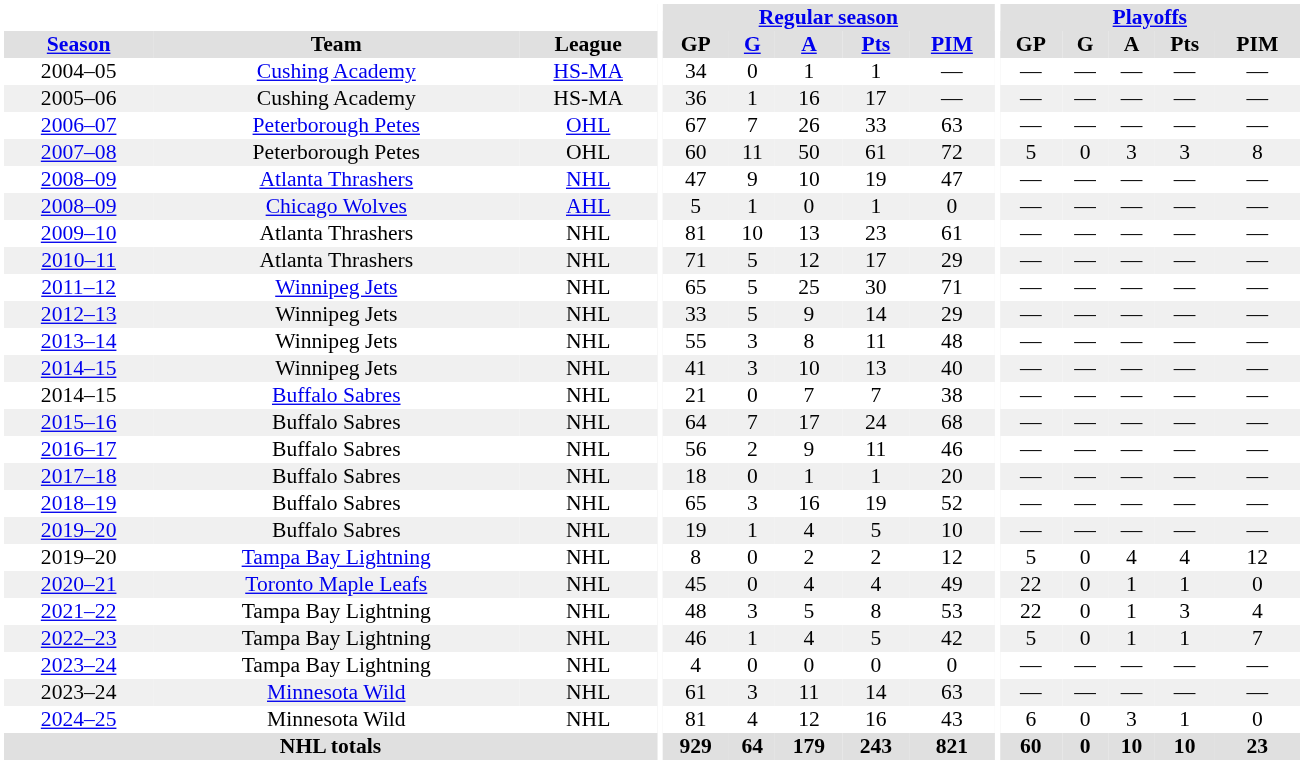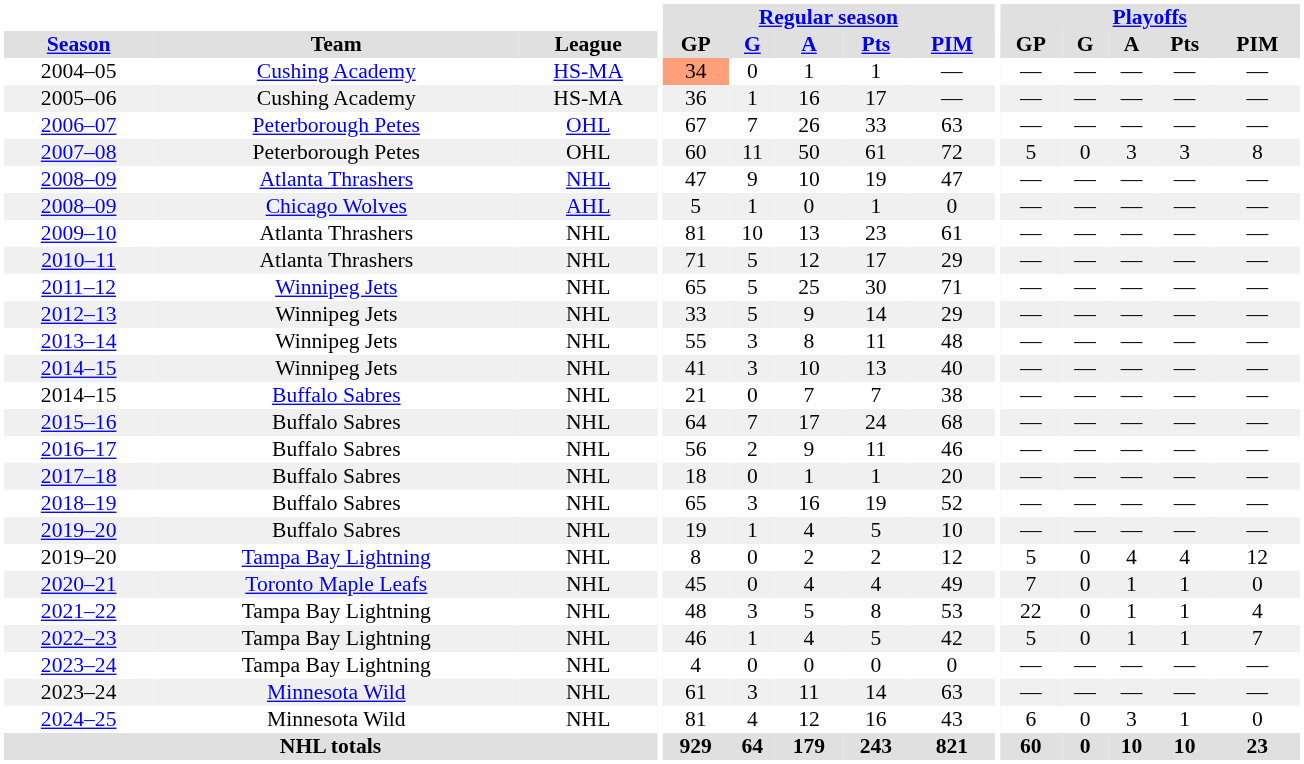(696, 71) no background -> (696, 71) lightsalmon background
(1031, 584) 22 -> (1031, 584) 7
(1185, 611) 3 -> (1185, 611) 1
